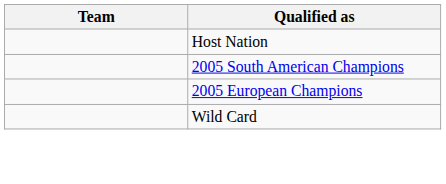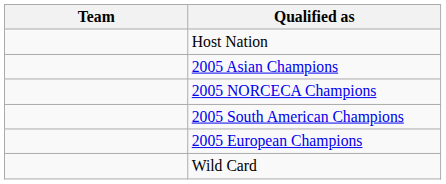+ row: (265, 66)
+ row: (284, 91)
